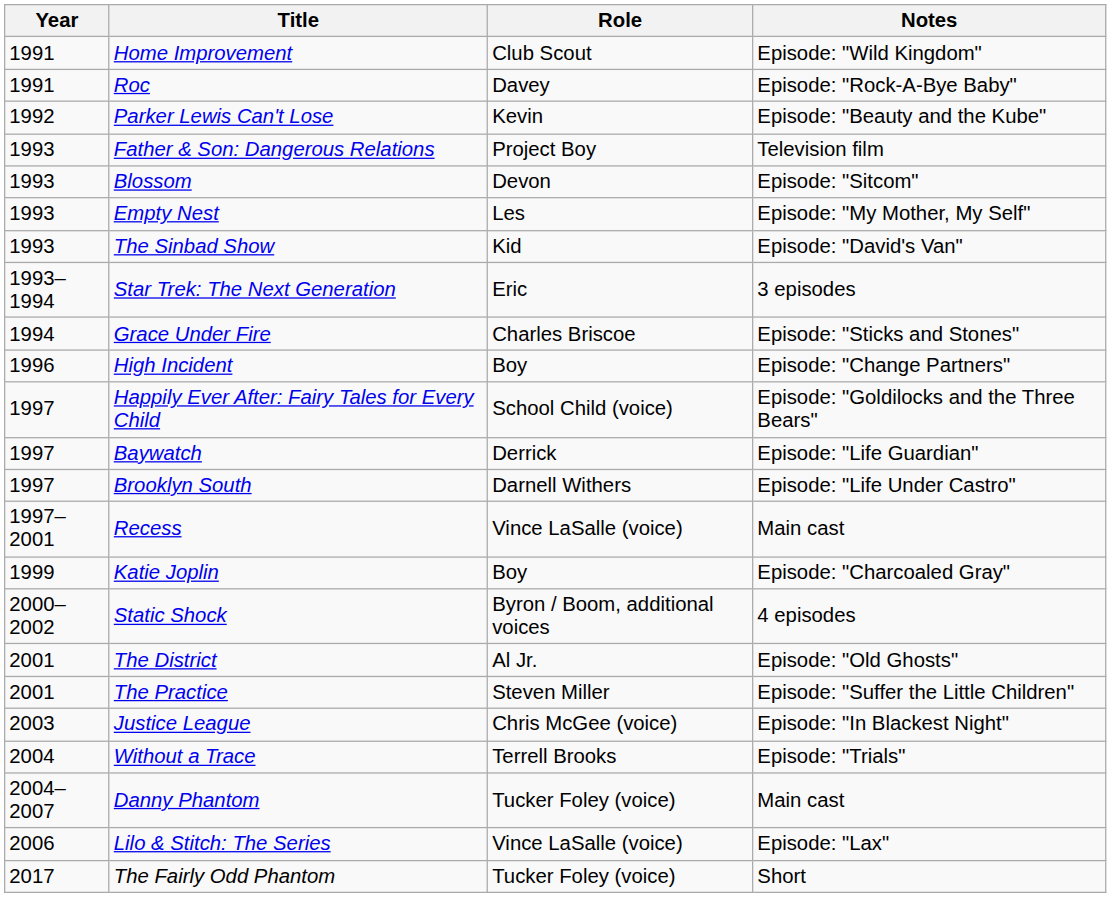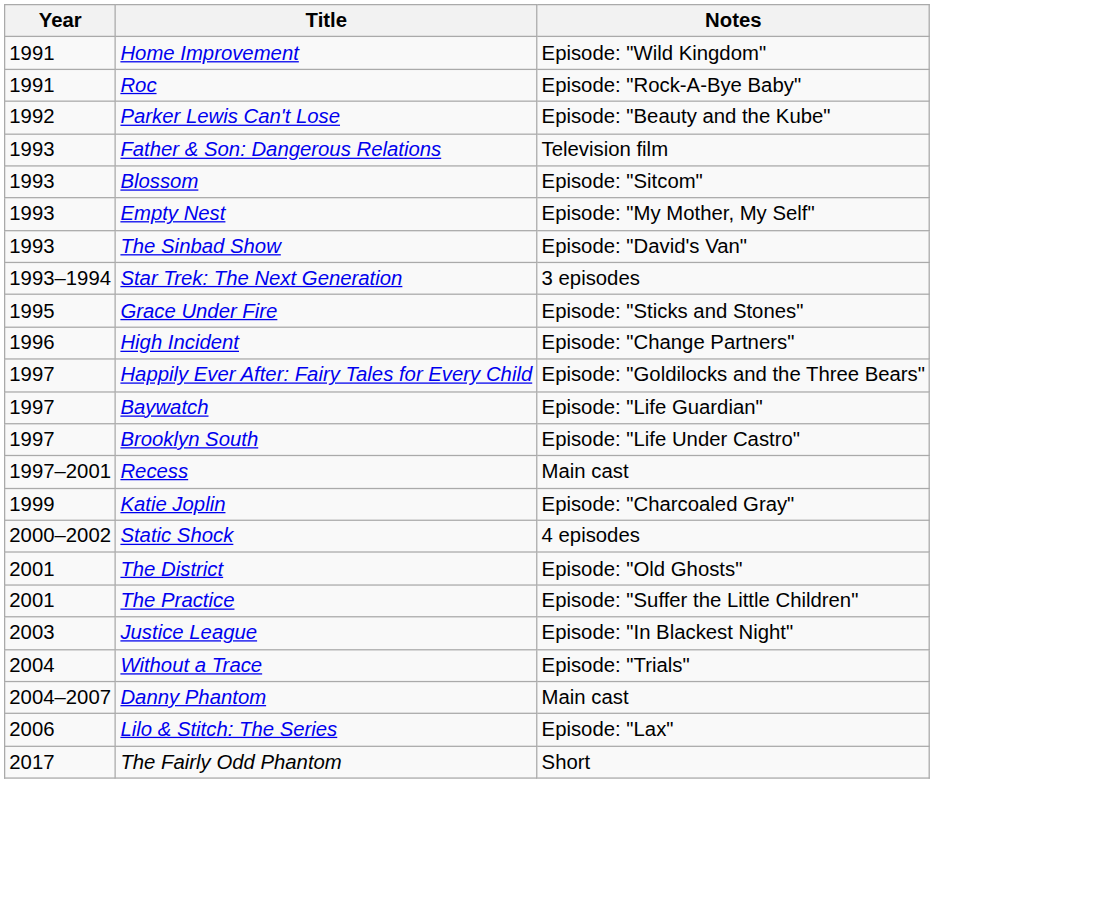- column: (620, 20)
(32, 333) 1994 -> (32, 310) 1995
